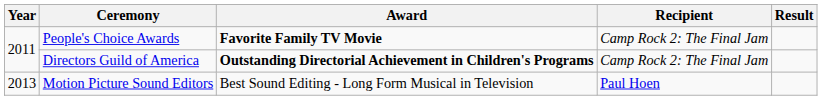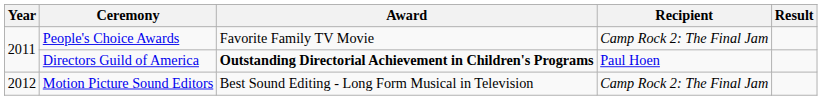(301, 38) bold -> (297, 38) normal
(684, 60) Camp Rock 2: The Final Jam -> (630, 60) Paul Hoen
(22, 83) 2013 -> (22, 83) 2012
(630, 83) Paul Hoen -> (684, 83) Camp Rock 2: The Final Jam
